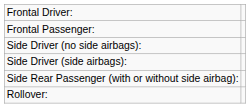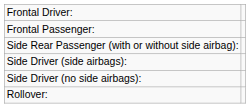rows swapped: (74, 45) <-> (123, 78)
